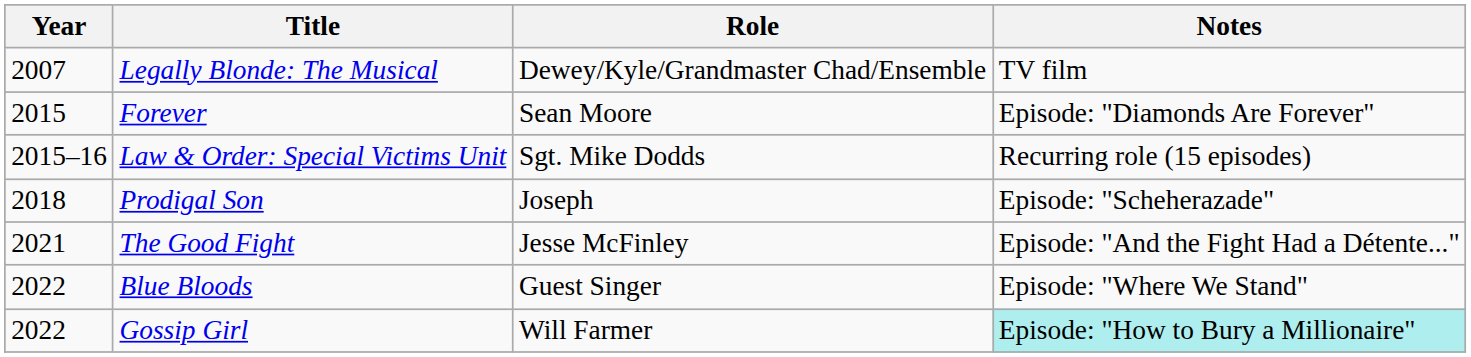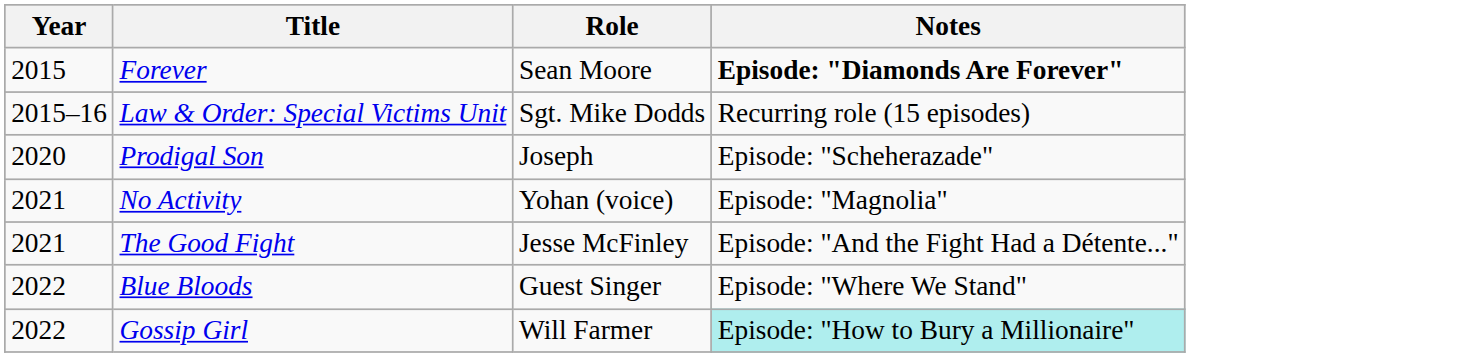- row: (279, 69)
(1187, 112) normal -> (921, 69) bold
(39, 199) 2018 -> (39, 156) 2020
+ row: (180, 199)
